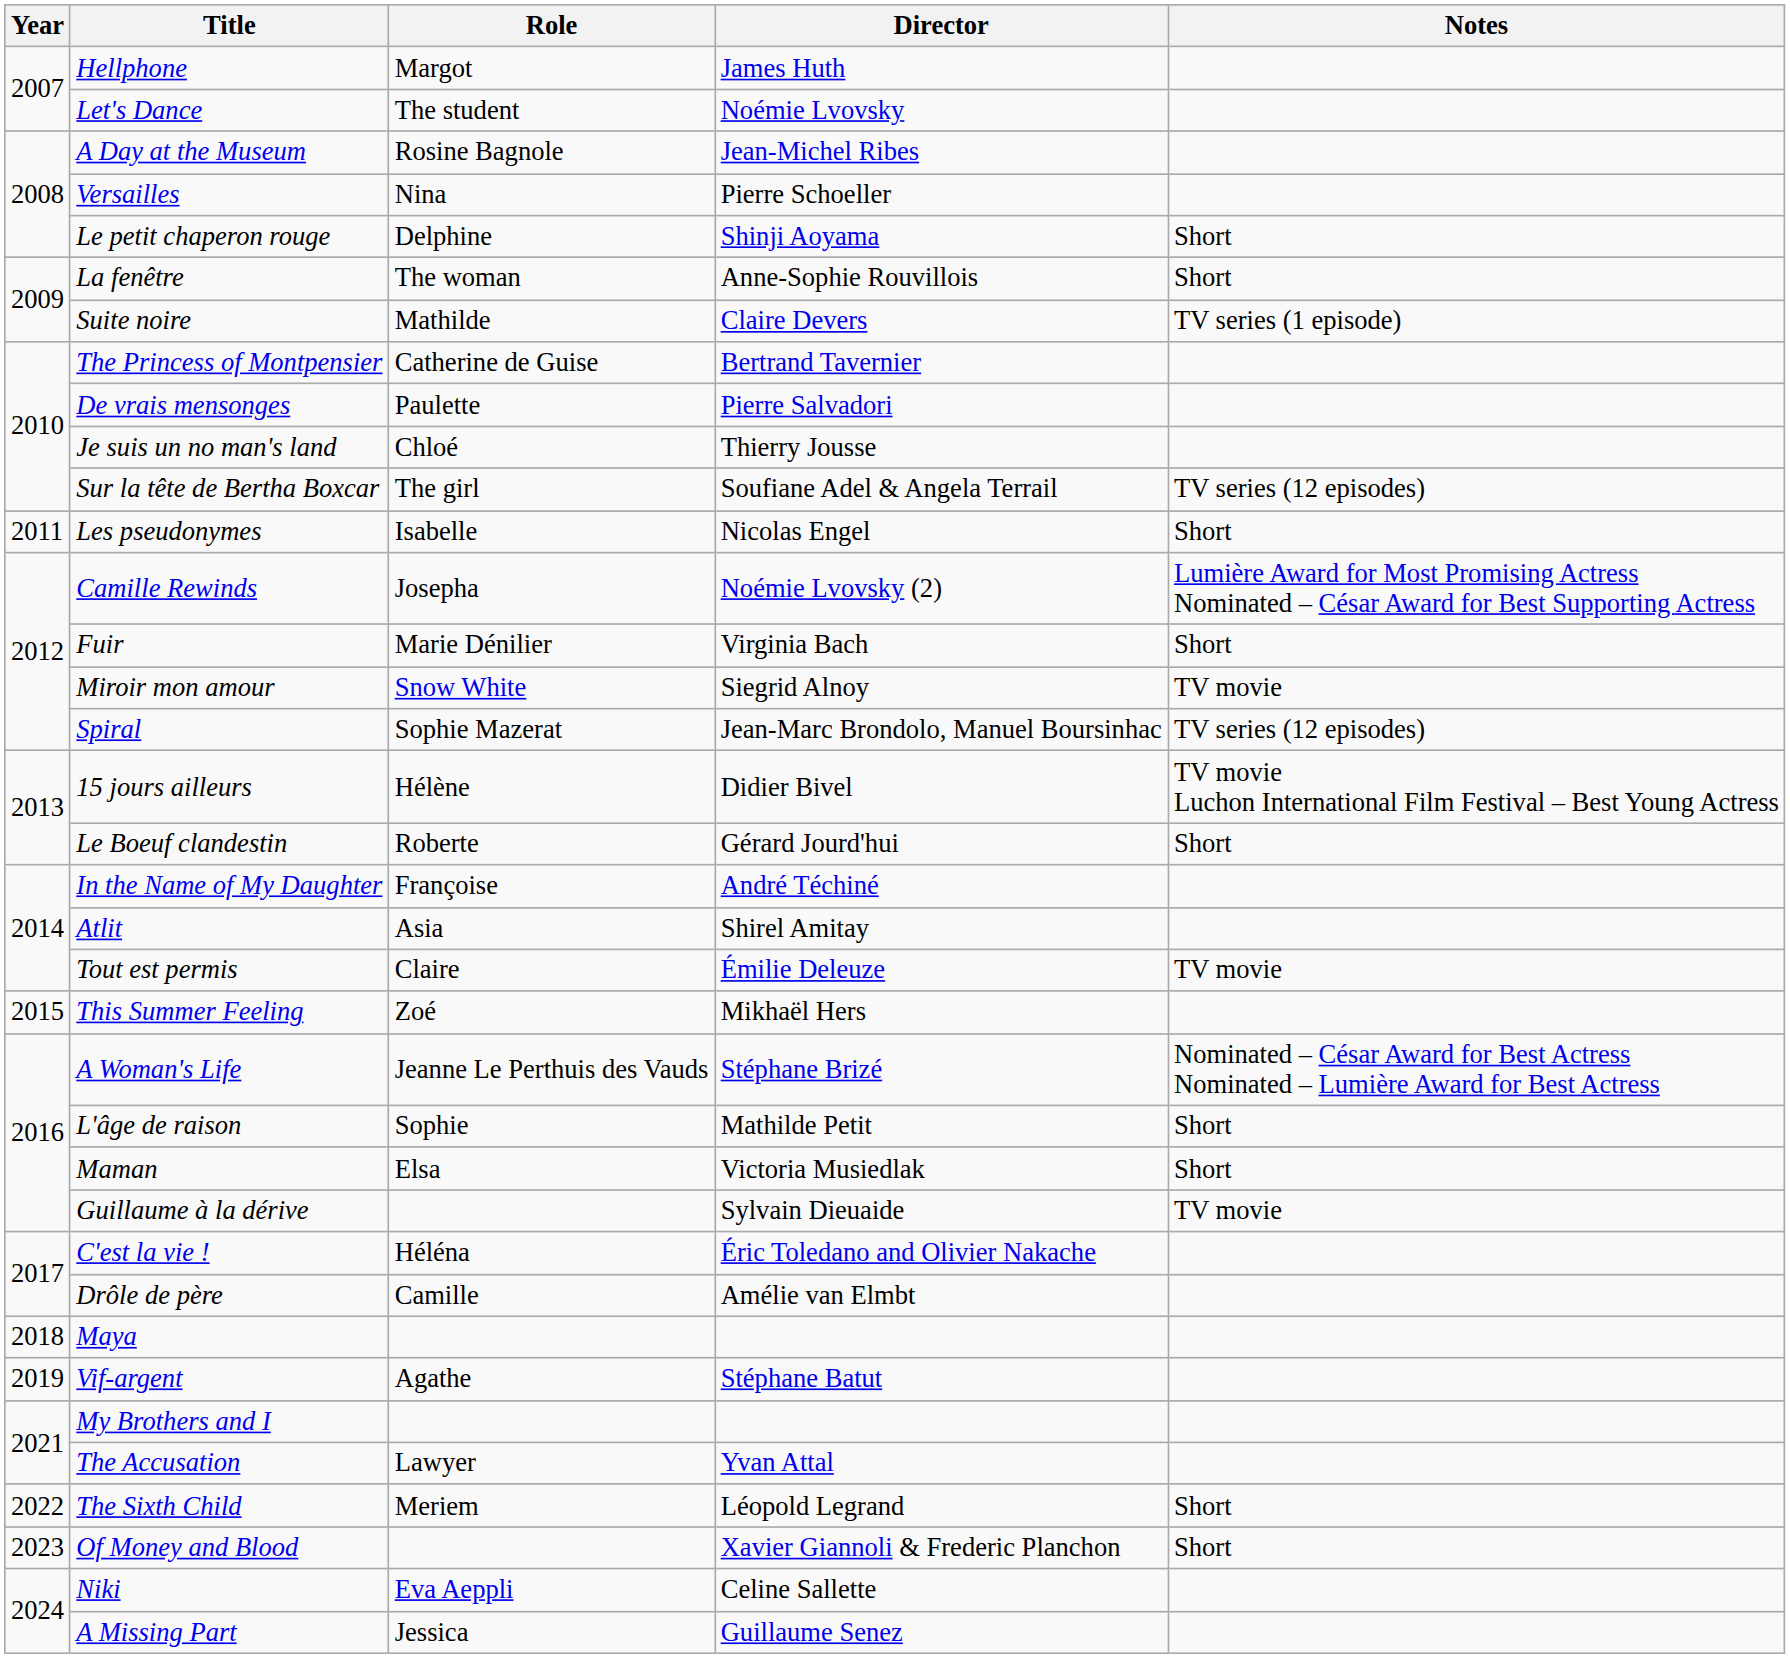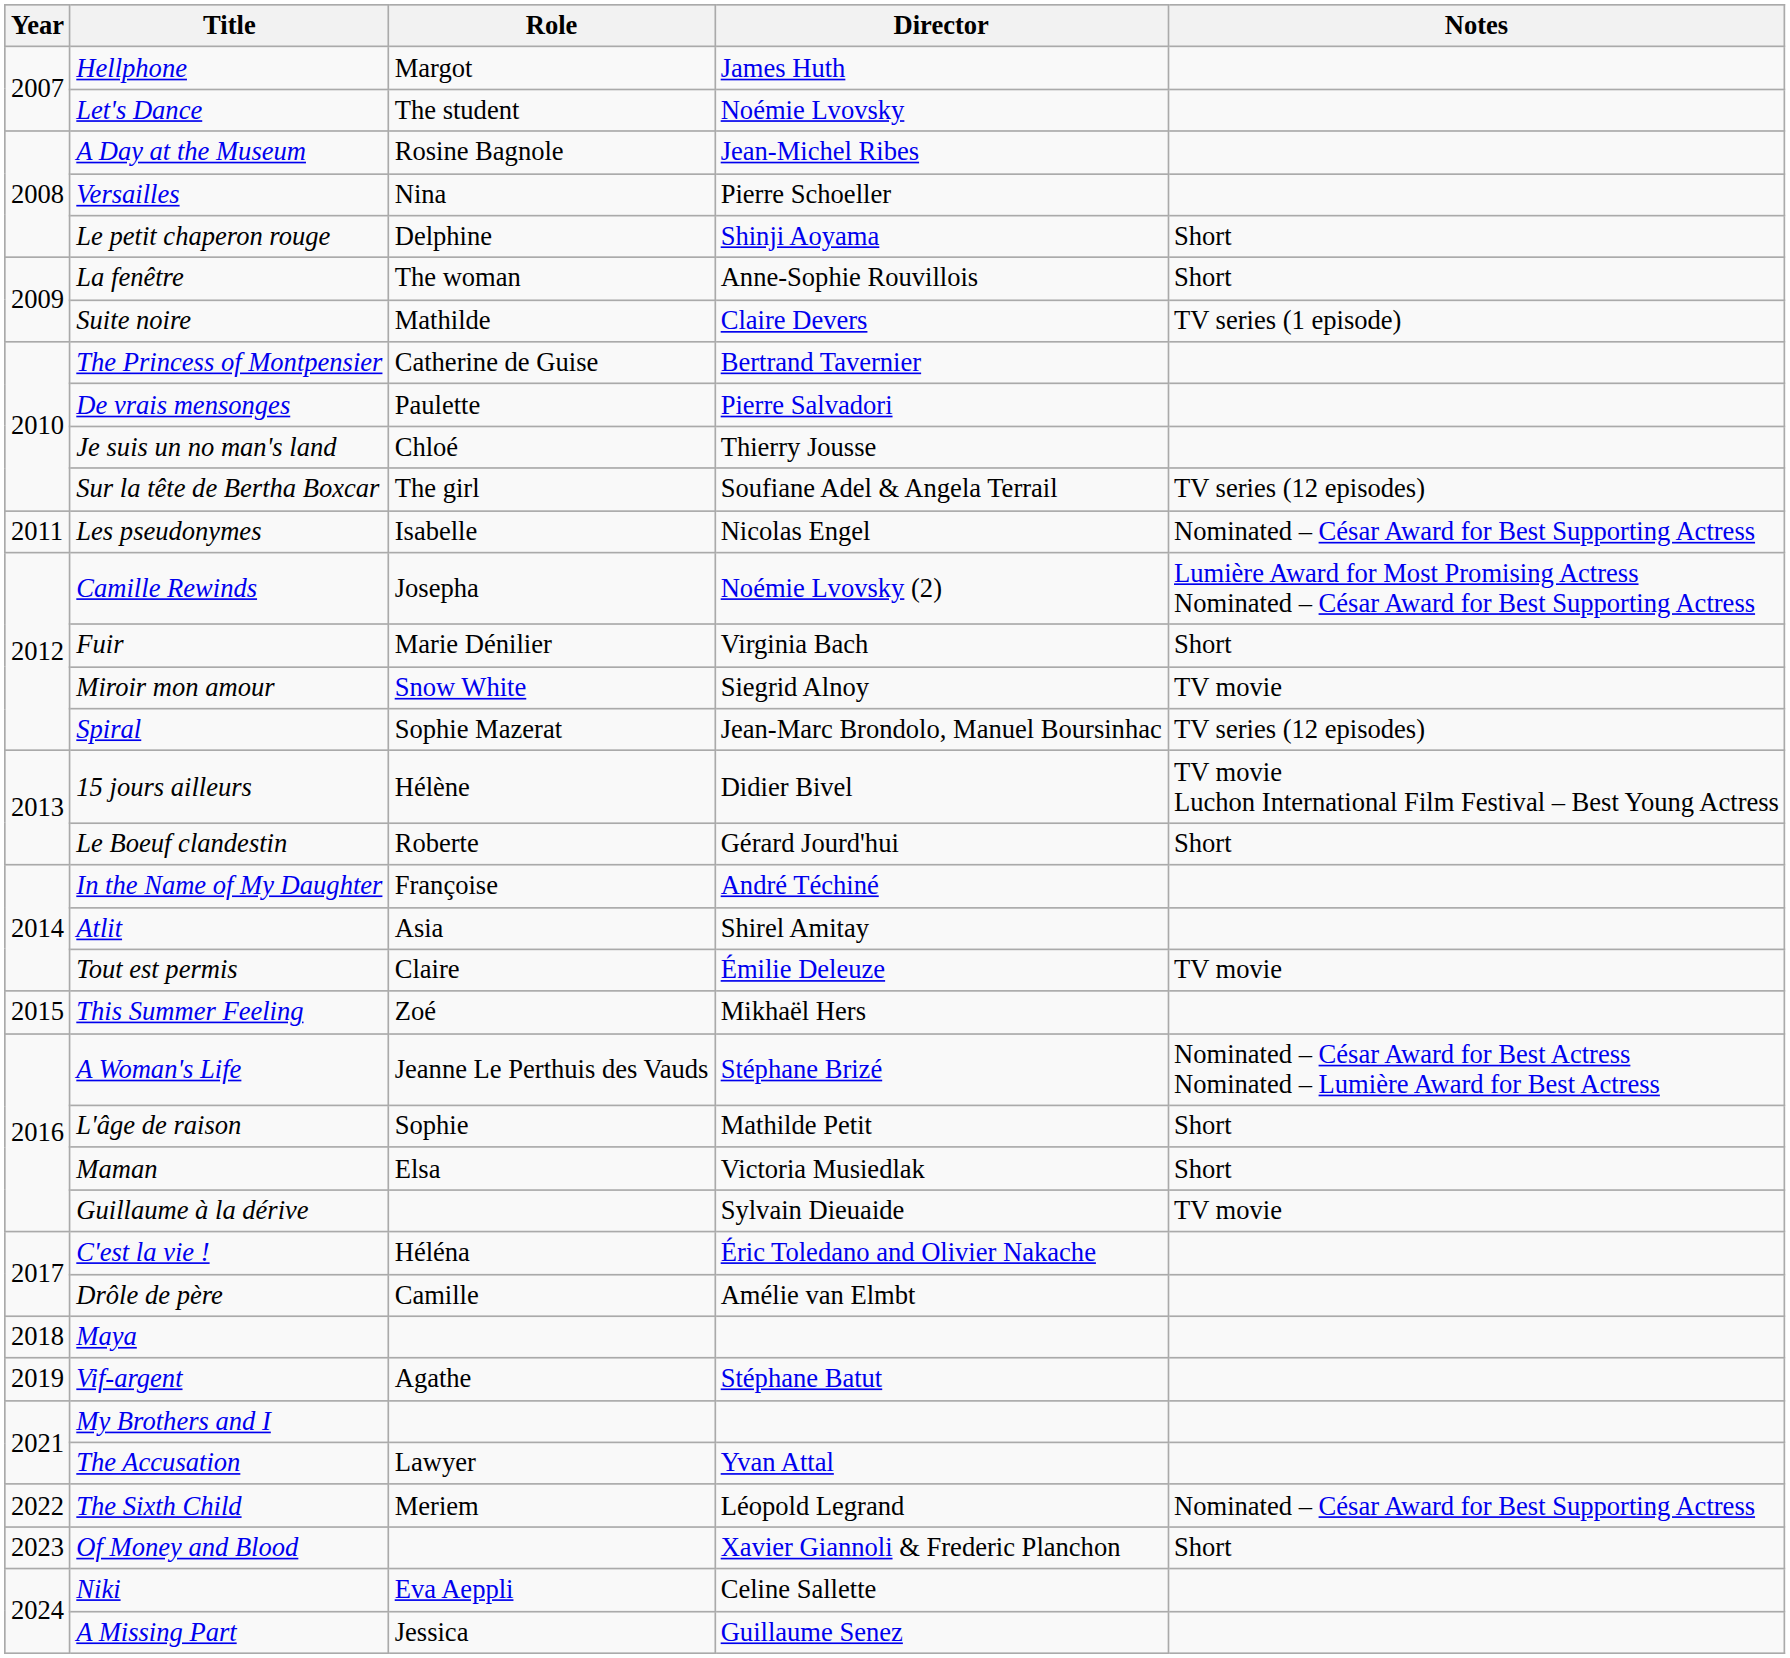(1203, 531) Short -> (1465, 531) Nominated – César Award for Best Supporting Actress
(1203, 1505) Short -> (1465, 1505) Nominated – César Award for Best Supporting Actress
